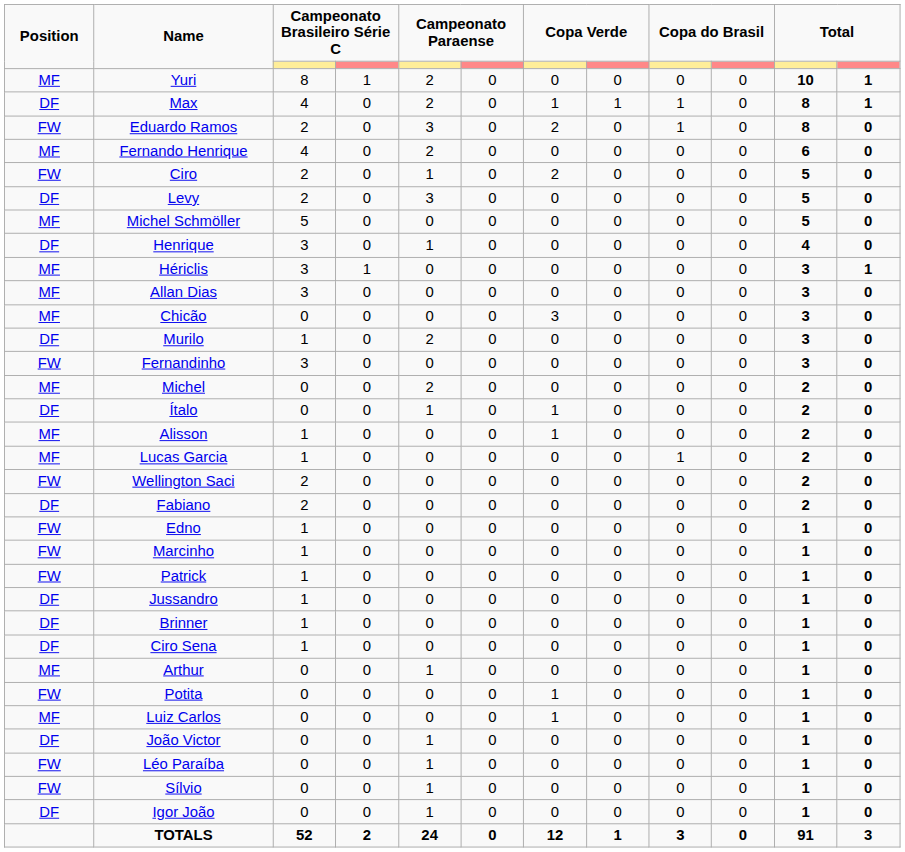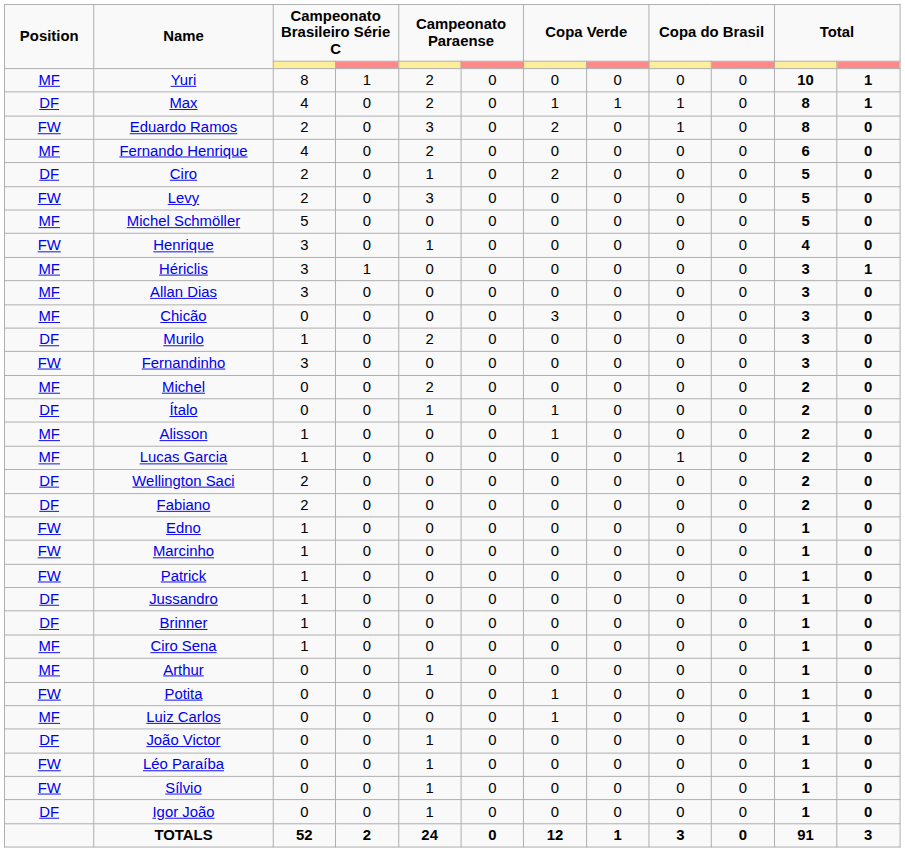(49, 174) FW -> (49, 174) DF
(49, 198) DF -> (49, 198) FW
(49, 245) DF -> (49, 245) FW
(49, 481) FW -> (49, 481) DF
(49, 646) DF -> (49, 646) MF
